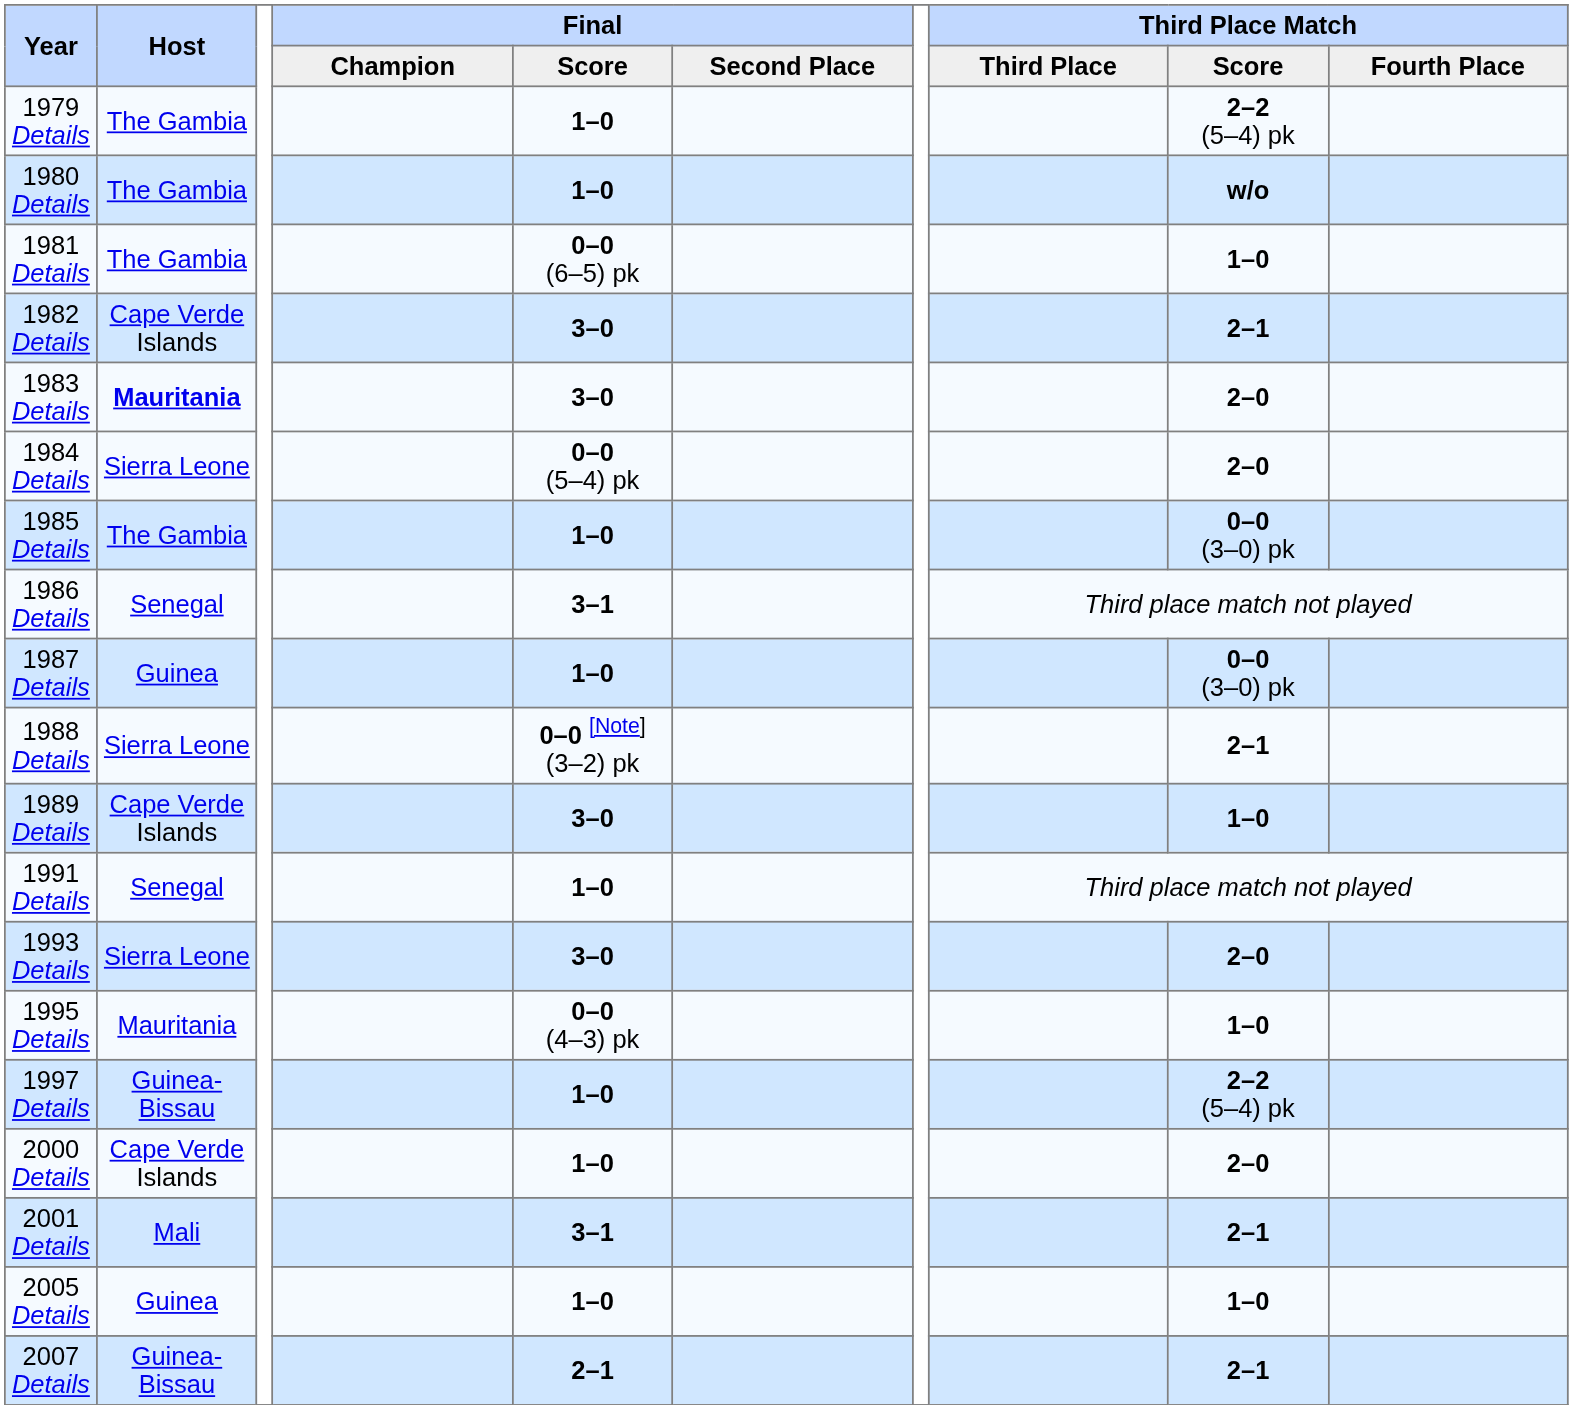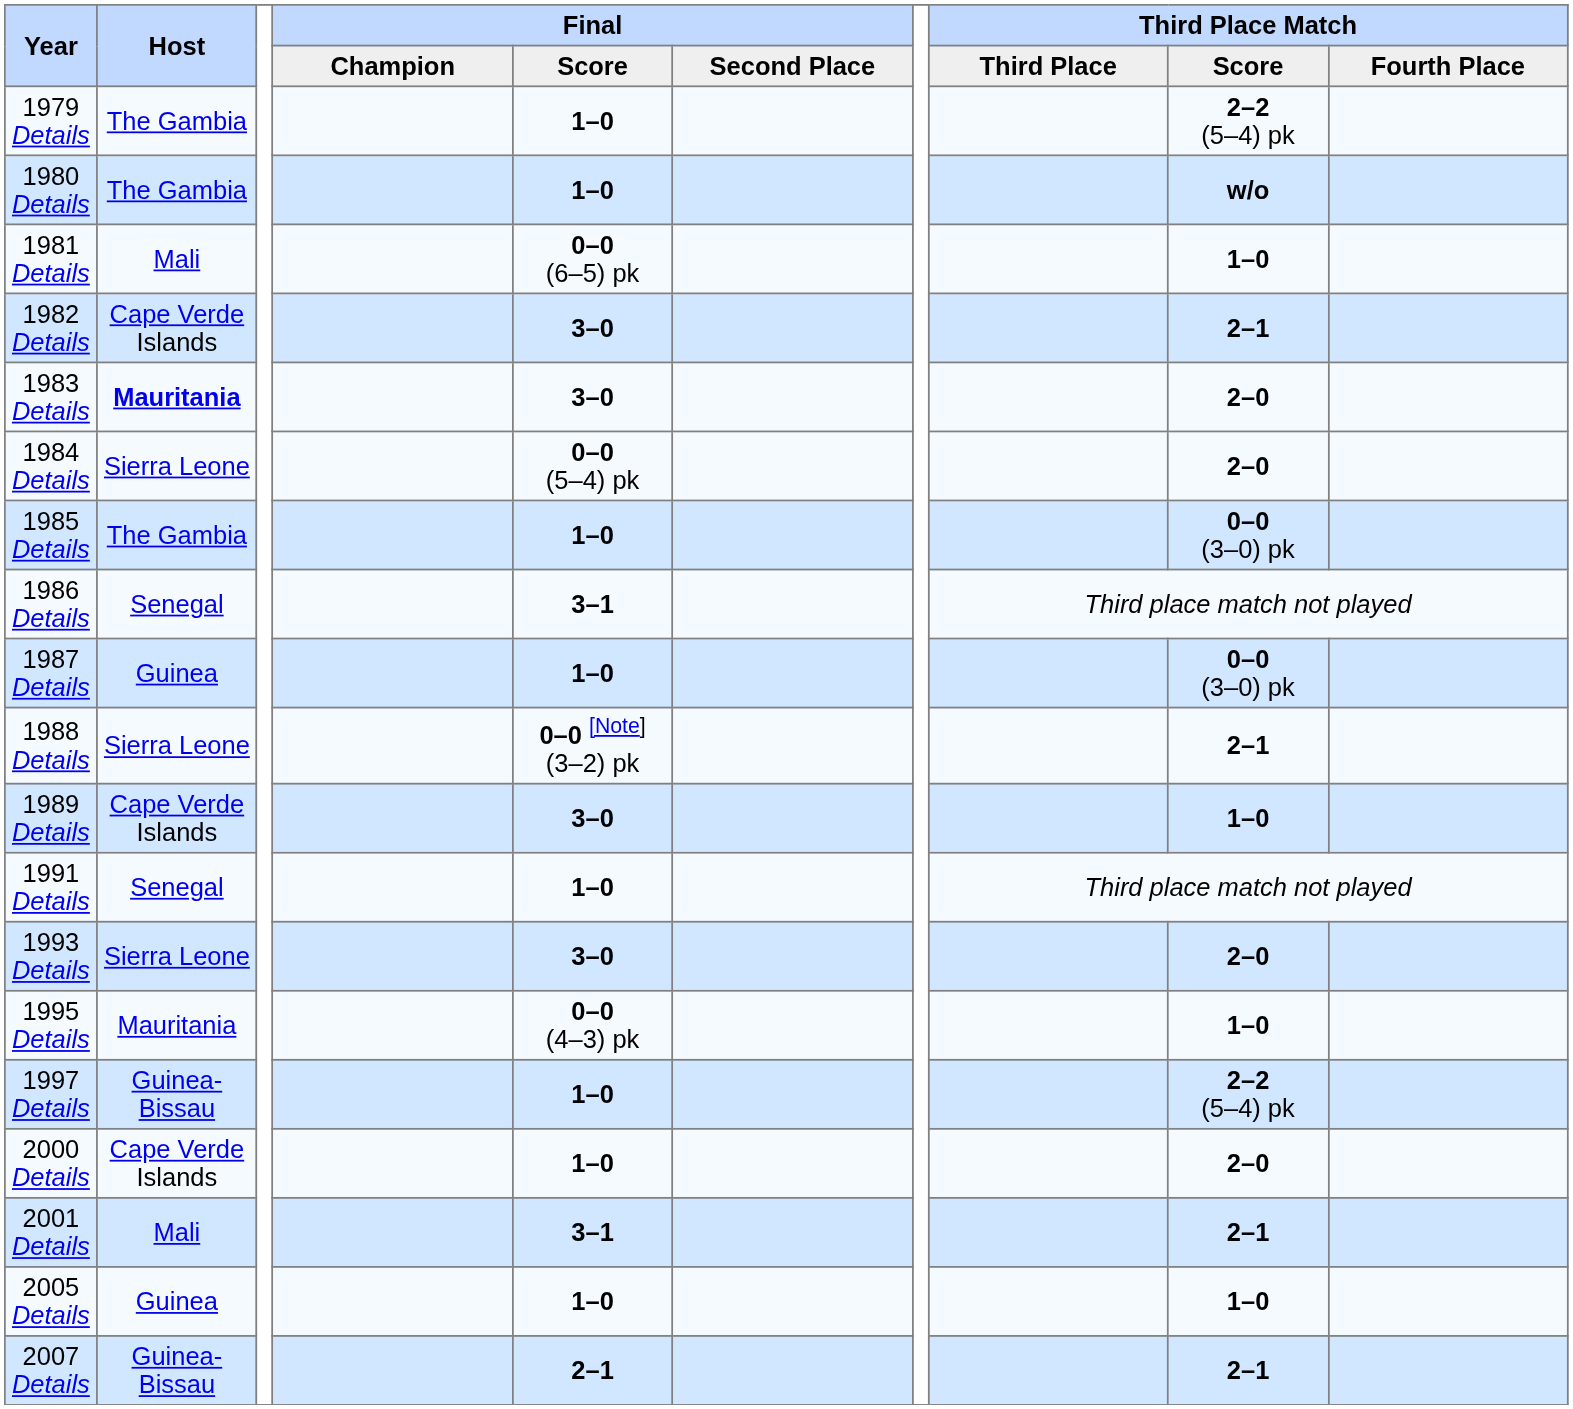(177, 259) The Gambia -> (177, 259) Mali
